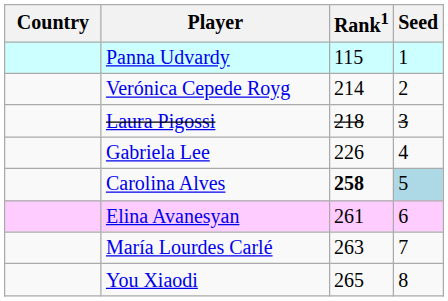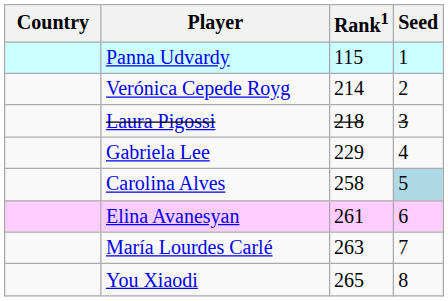(349, 152) 226 -> (349, 152) 229
(349, 184) bold -> (349, 184) normal
